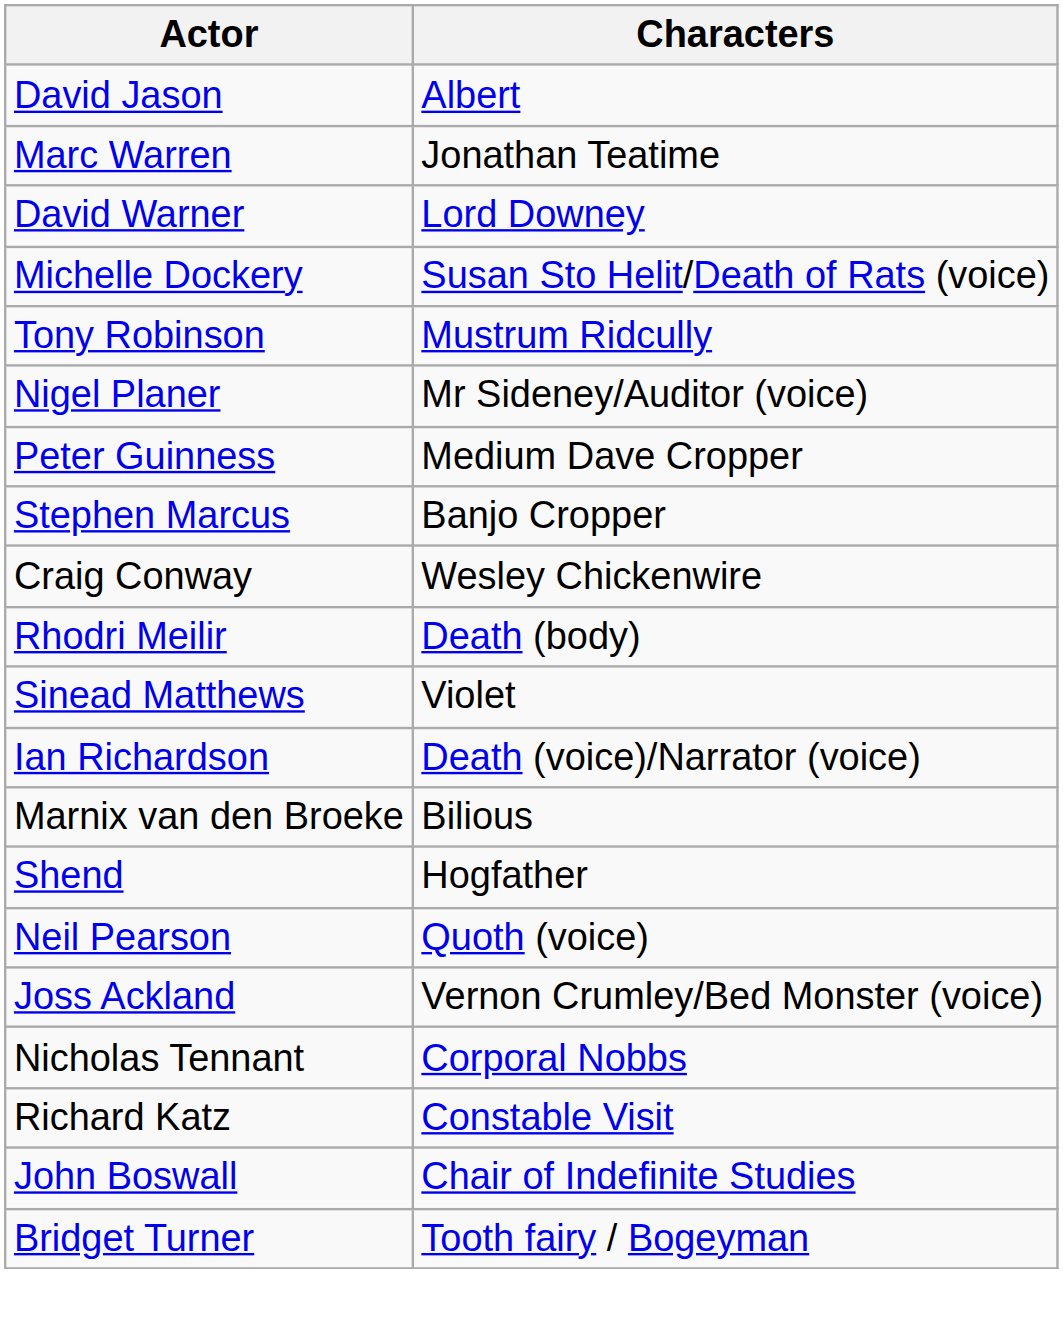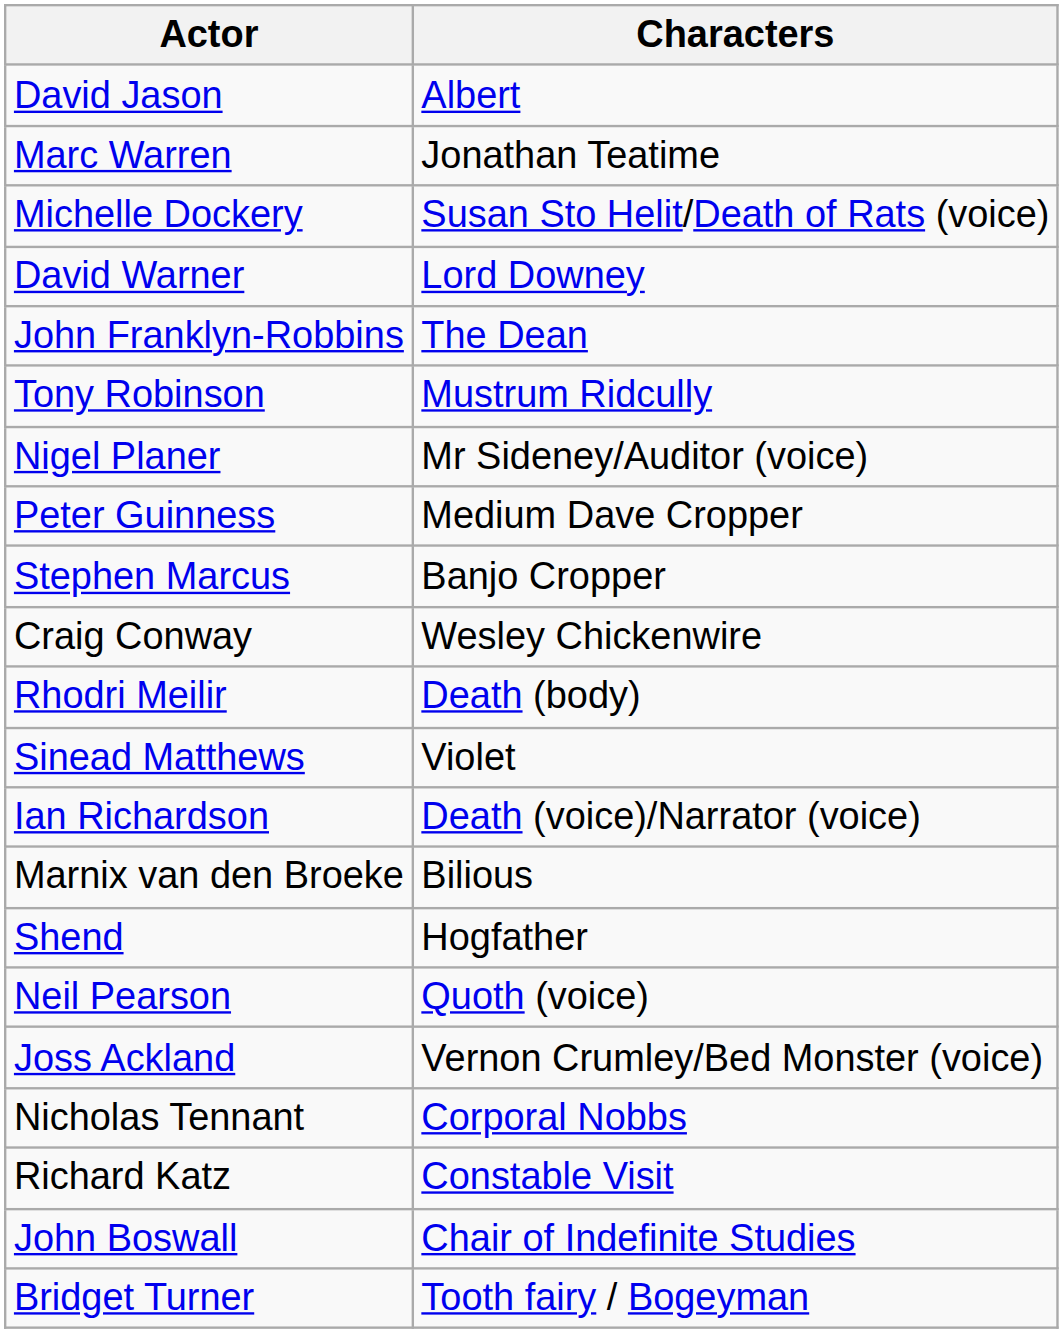rows swapped: (158, 275) <-> (129, 214)
+ row: (209, 335)
